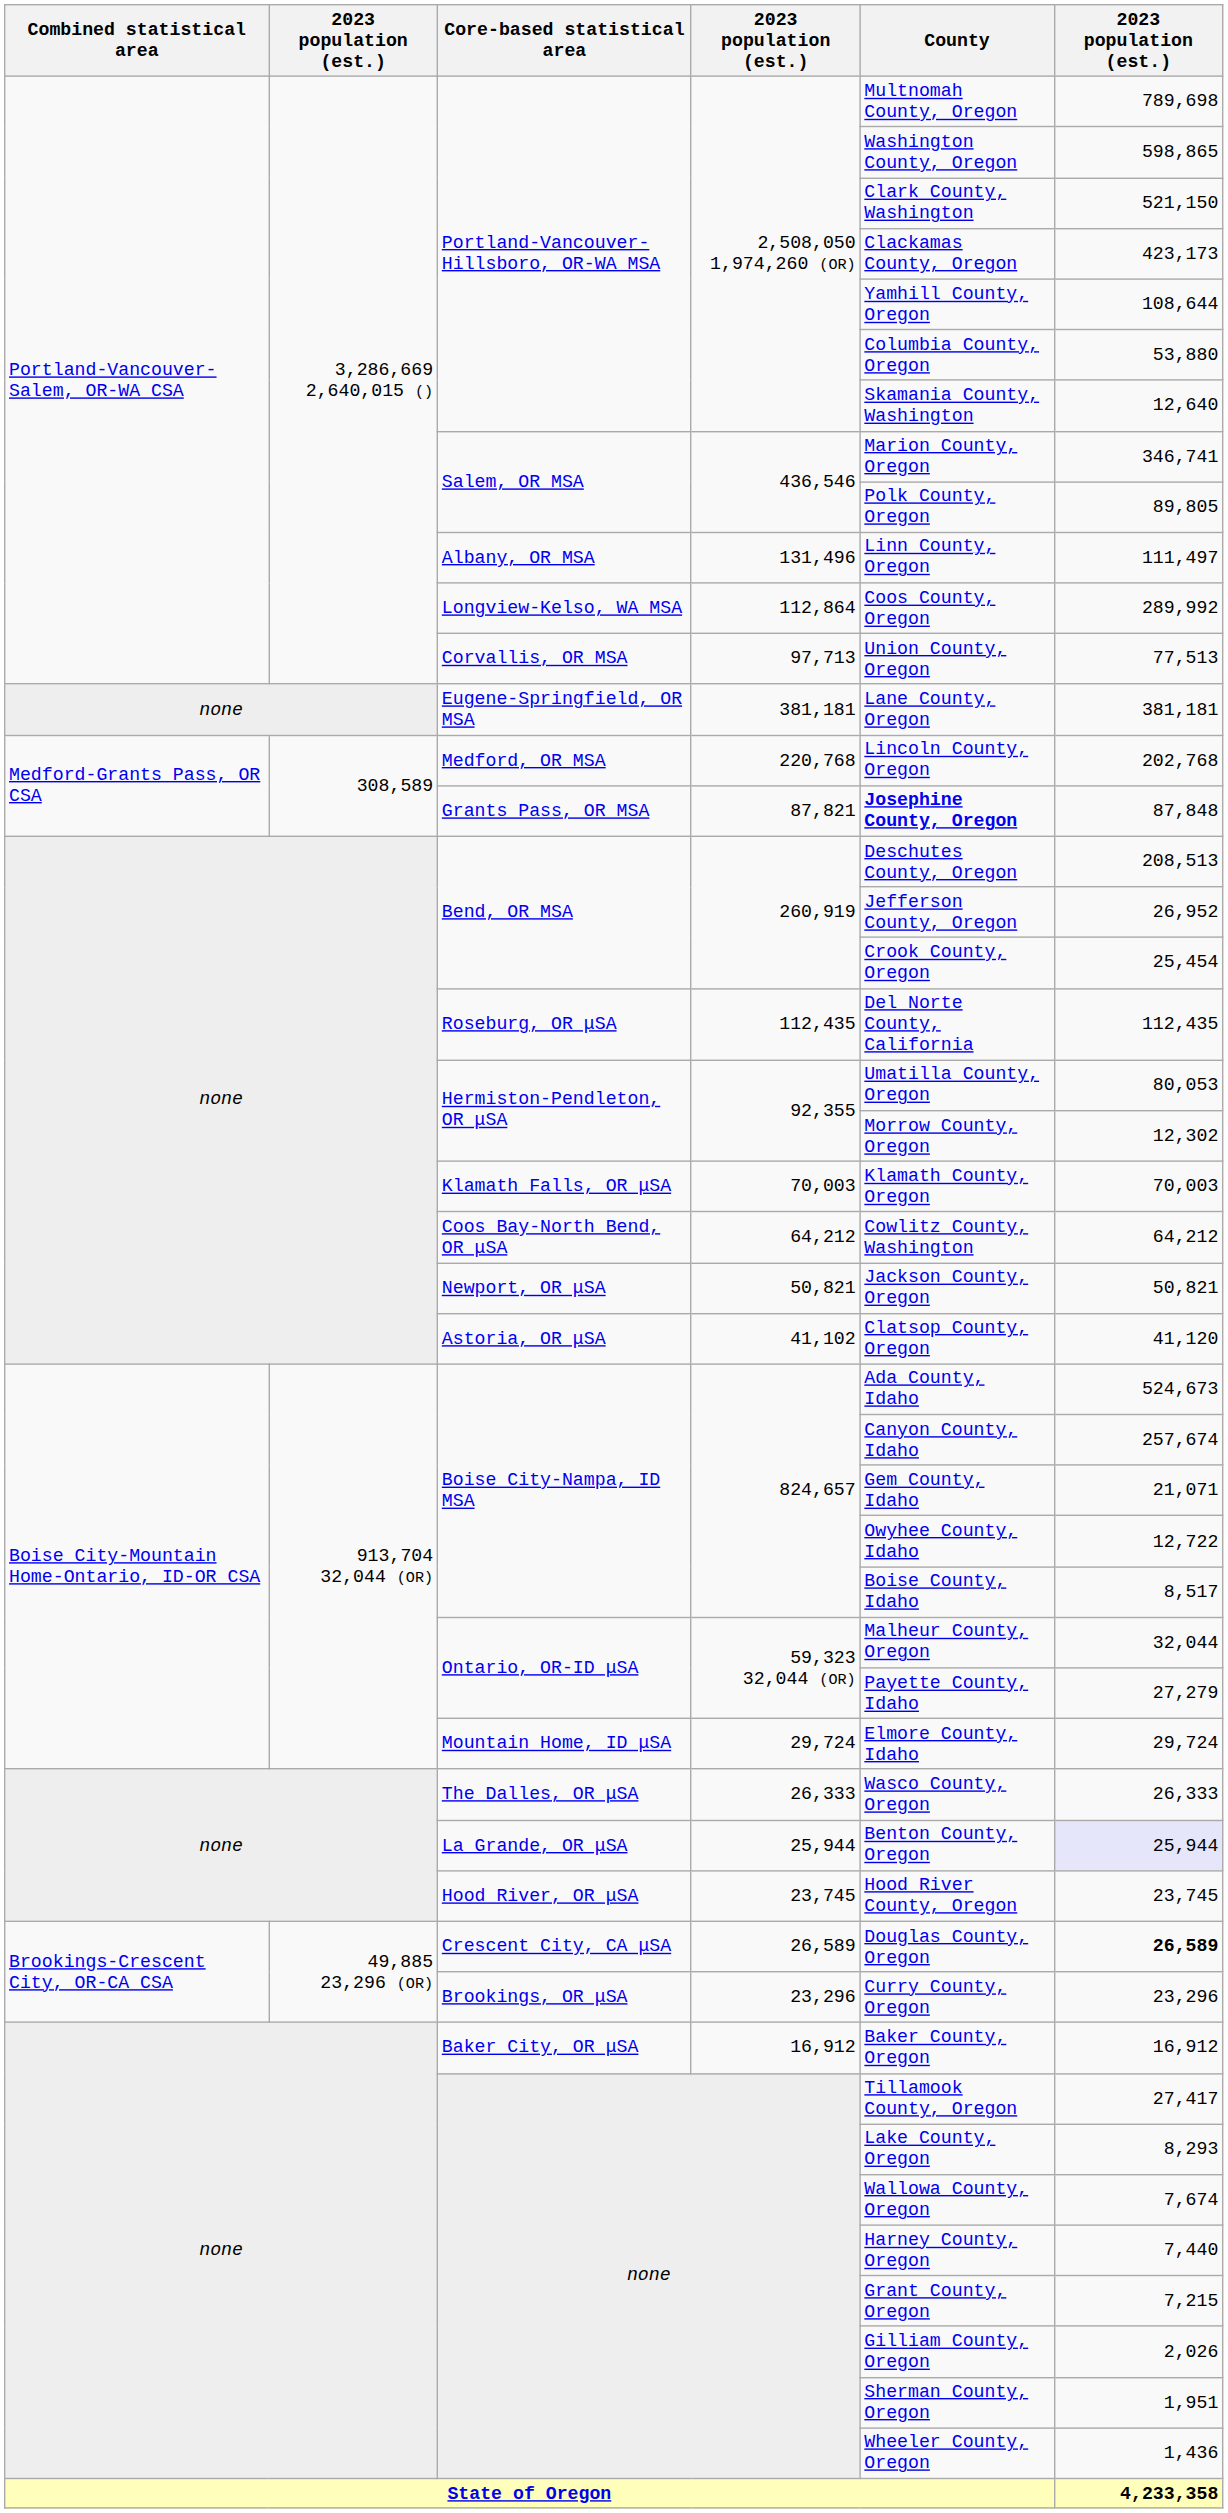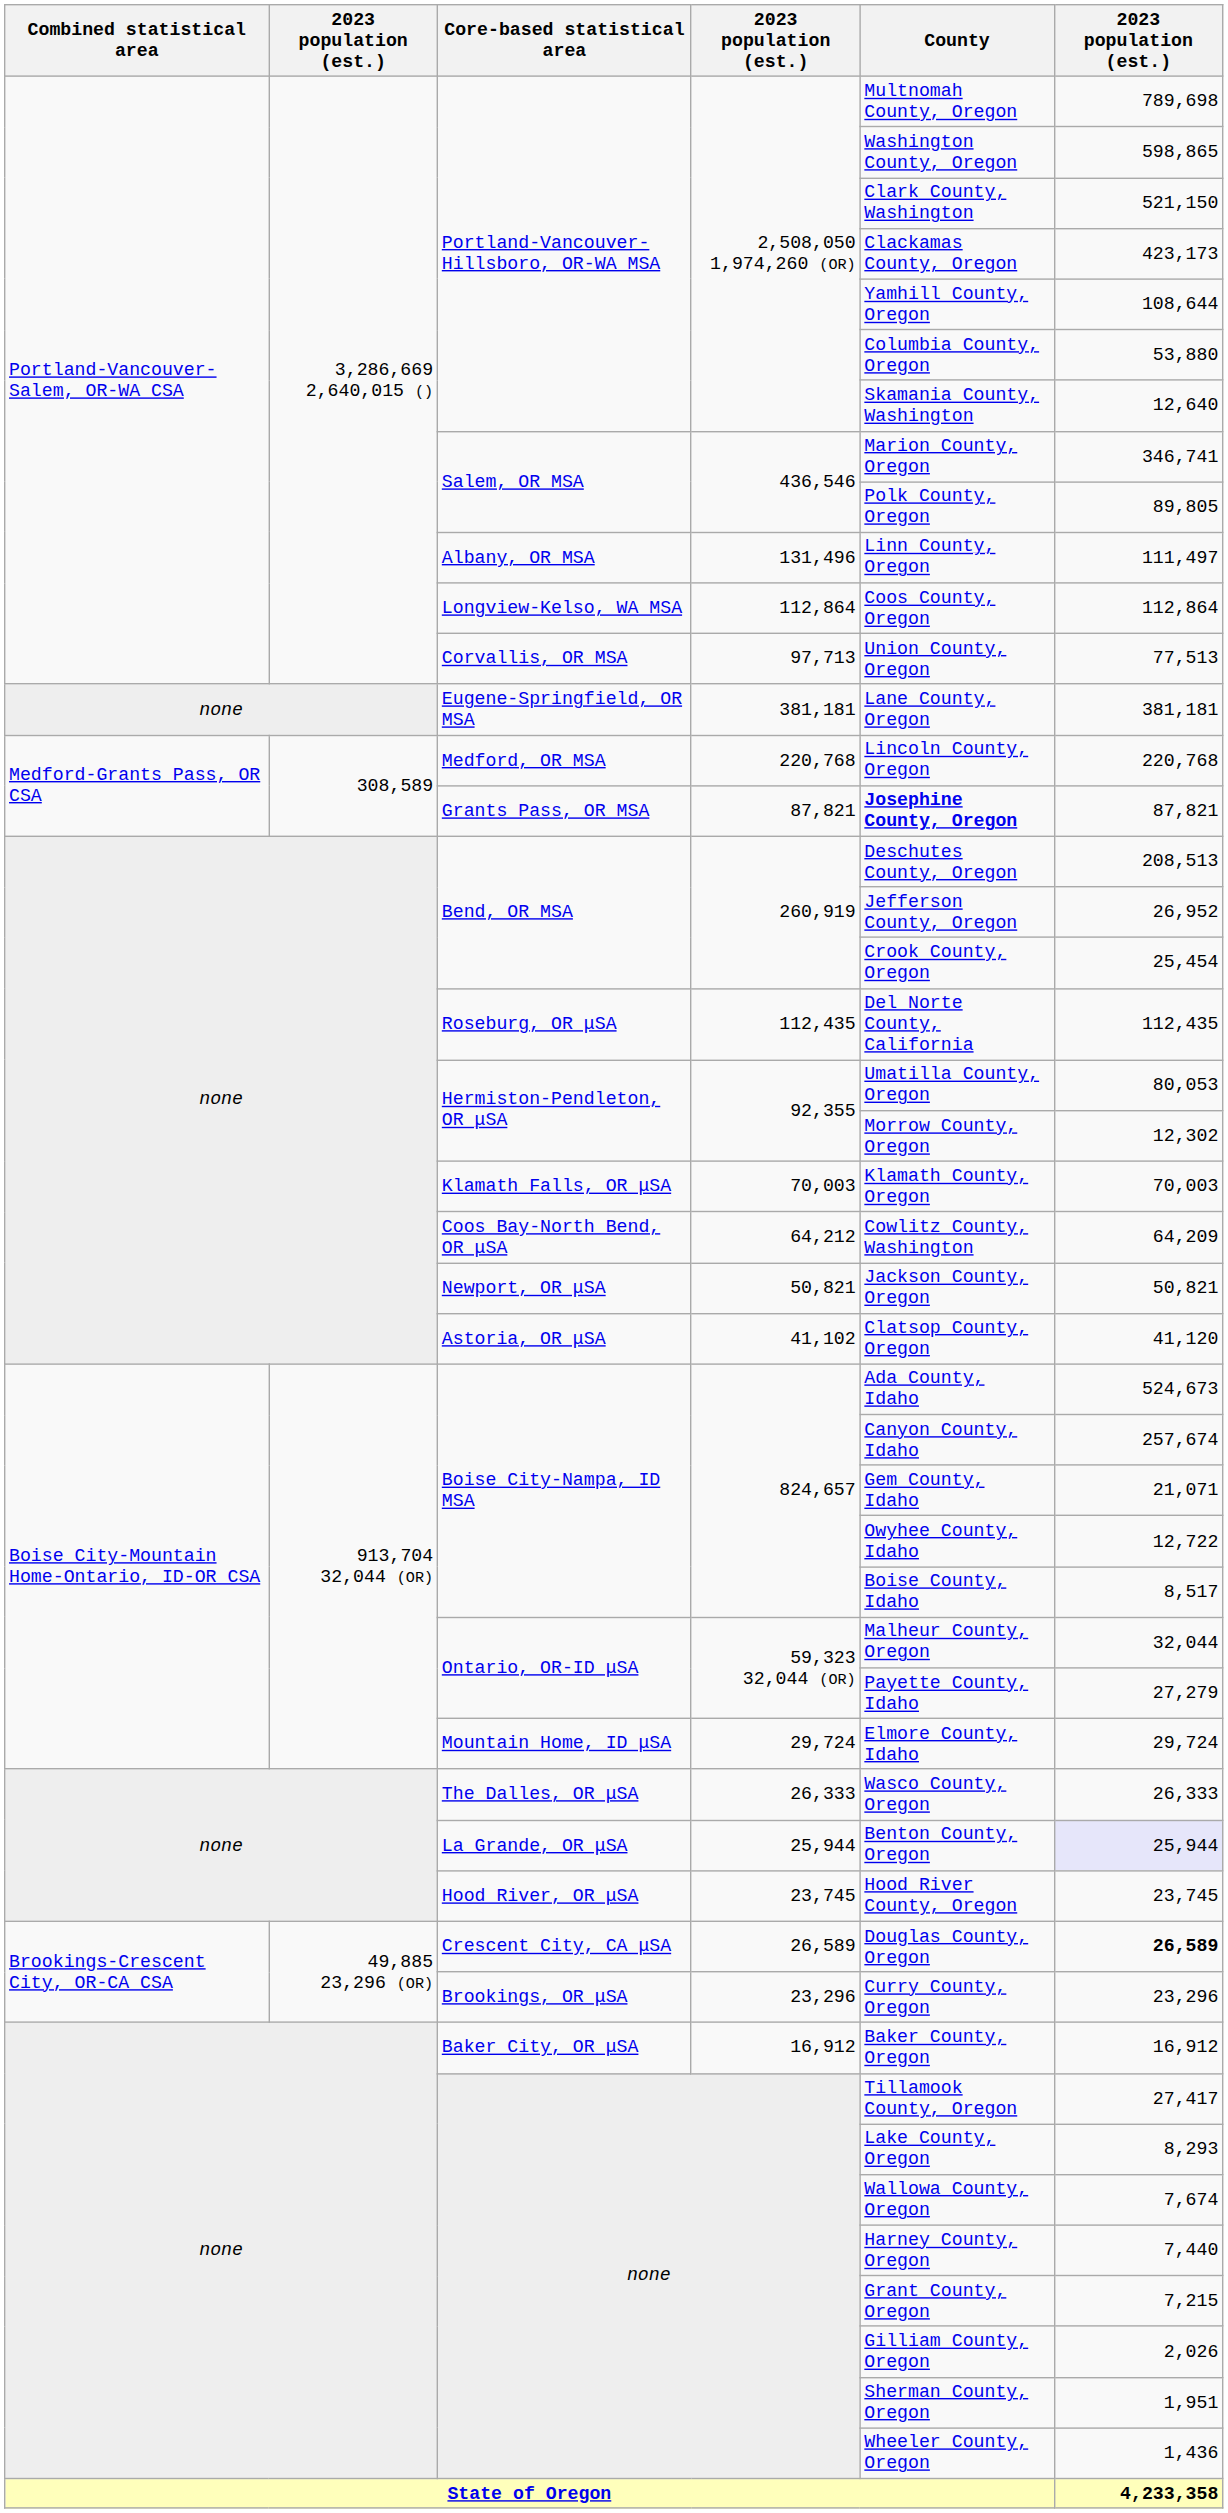(1180, 608) 289,992 -> (1180, 608) 112,864
(1180, 760) 202,768 -> (1180, 760) 220,768
(1186, 811) 87,848 -> (1186, 811) 87,821
(1186, 1237) 64,212 -> (1186, 1237) 64,209
